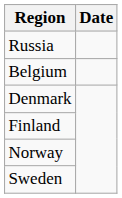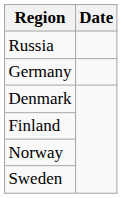+ row: (40, 71)
- row: (38, 71)
